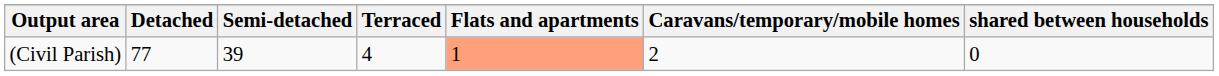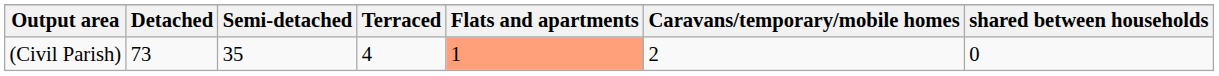(141, 53) 77 -> (141, 53) 73
(233, 53) 39 -> (233, 53) 35
